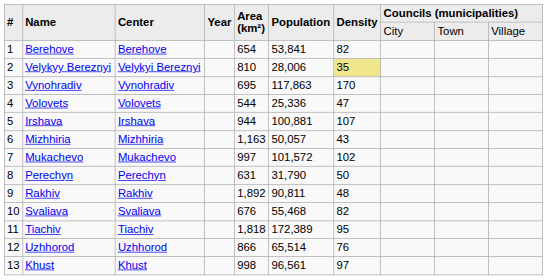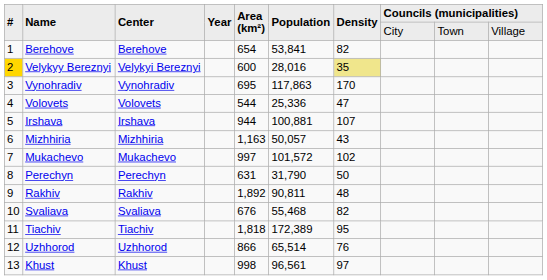(10, 67) no background -> (10, 67) gold background
(247, 67) 810 -> (247, 67) 600
(289, 67) 28,006 -> (289, 67) 28,016
